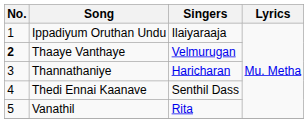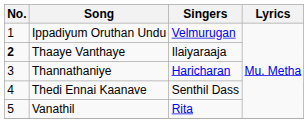(199, 33) Ilaiyaraaja -> (204, 33) Velmurugan
(204, 52) Velmurugan -> (199, 52) Ilaiyaraaja
